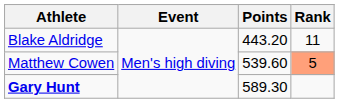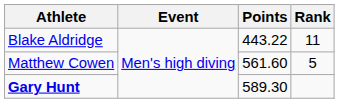(265, 40) 443.20 -> (265, 40) 443.22
(265, 63) 539.60 -> (265, 63) 561.60
(313, 63) lightsalmon background -> (313, 63) no background
